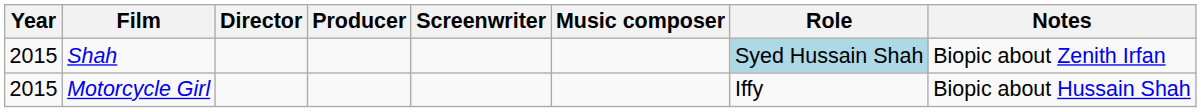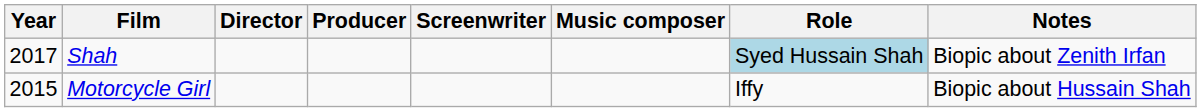(33, 55) 2015 -> (33, 55) 2017
